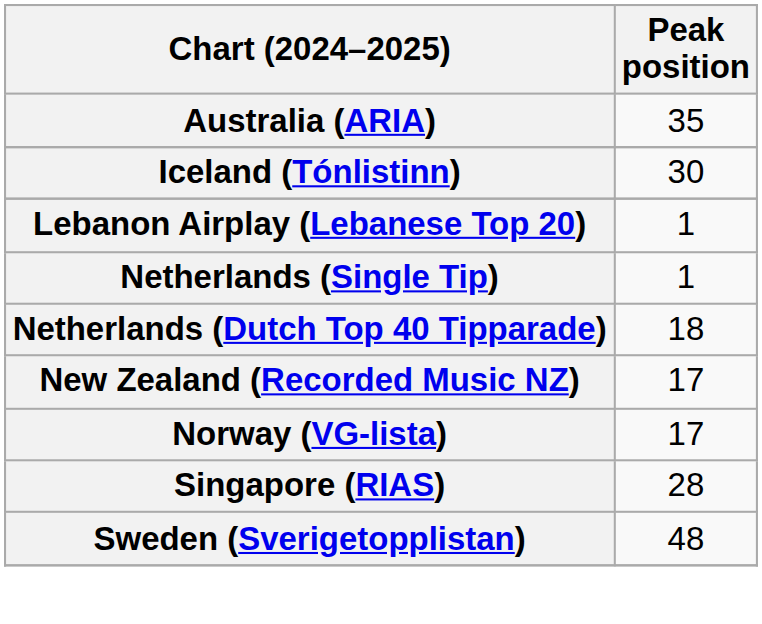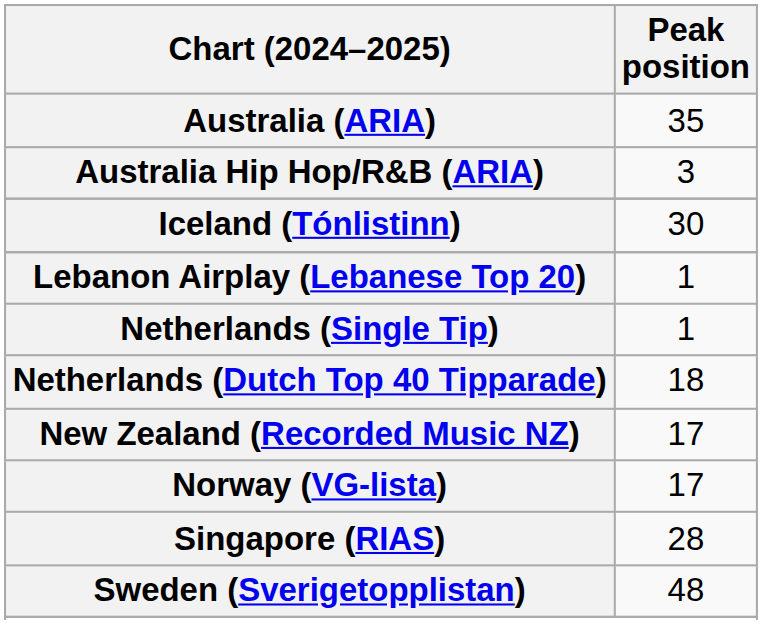+ row: (310, 172)
